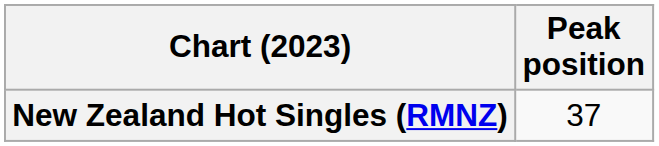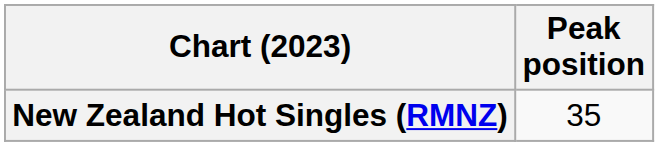(584, 114) 37 -> (584, 114) 35
